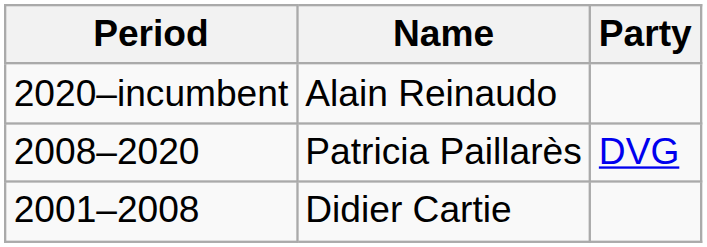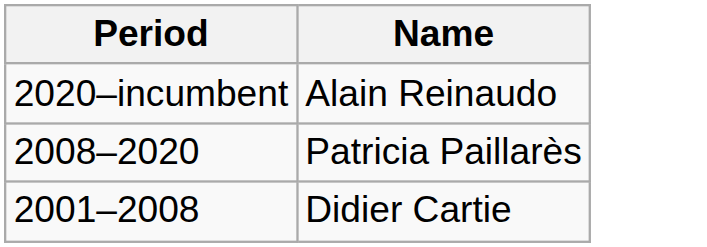- column: (645, 33)
